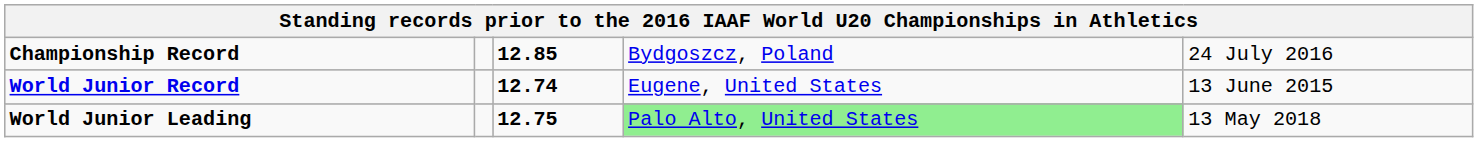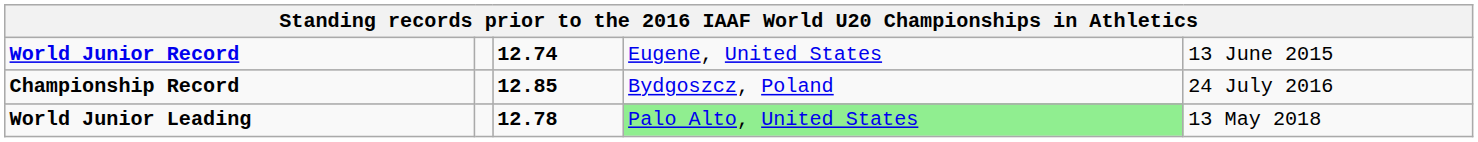rows swapped: (124, 87) <-> (124, 54)
(527, 120) 12.75 -> (527, 120) 12.78
